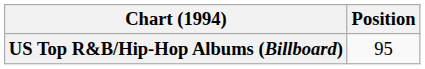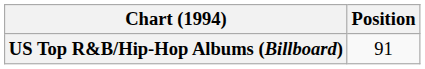(384, 48) 95 -> (384, 48) 91
